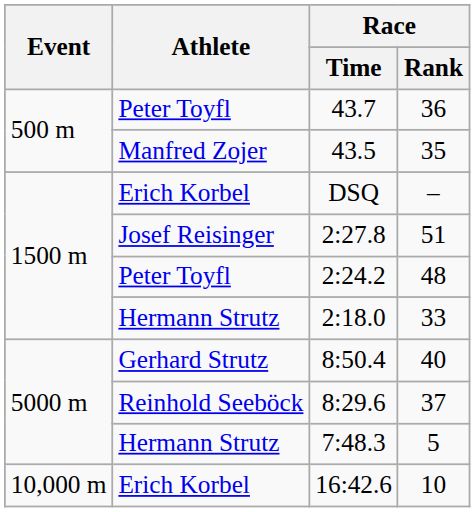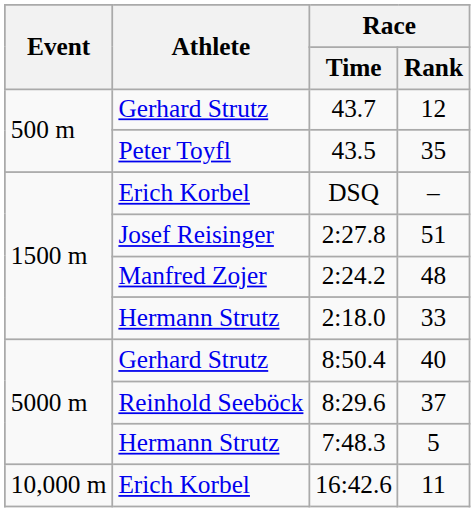(175, 109) Peter Toyfl -> (193, 109) Gerhard Strutz
(433, 109) 36 -> (433, 109) 12
(193, 151) Manfred Zojer -> (175, 151) Peter Toyfl
(175, 276) Peter Toyfl -> (193, 276) Manfred Zojer
(433, 485) 10 -> (433, 485) 11
